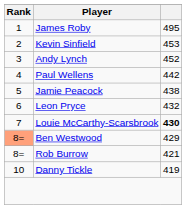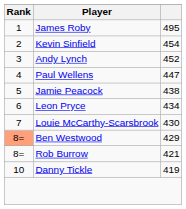(171, 43) 453 -> (171, 43) 454
(171, 75) 442 -> (171, 75) 447
(171, 106) 432 -> (171, 106) 434
(171, 122) bold -> (171, 122) normal
